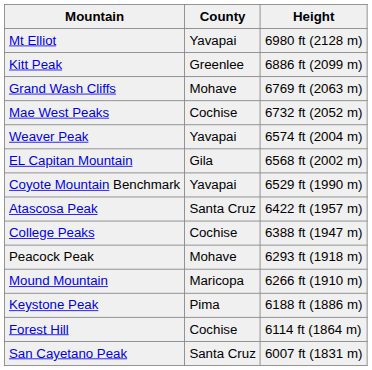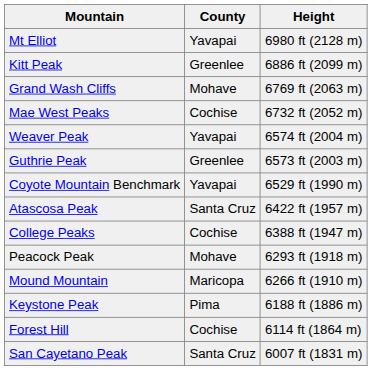+ row: (48, 160)
- row: (71, 160)
